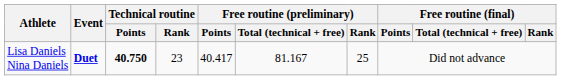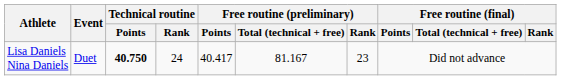(86, 58) bold -> (85, 58) normal
(177, 58) 23 -> (177, 58) 24
(363, 58) 25 -> (363, 58) 23
